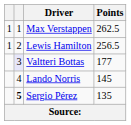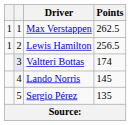(104, 62) 177 -> (104, 62) 174
(19, 95) bold -> (19, 95) normal
